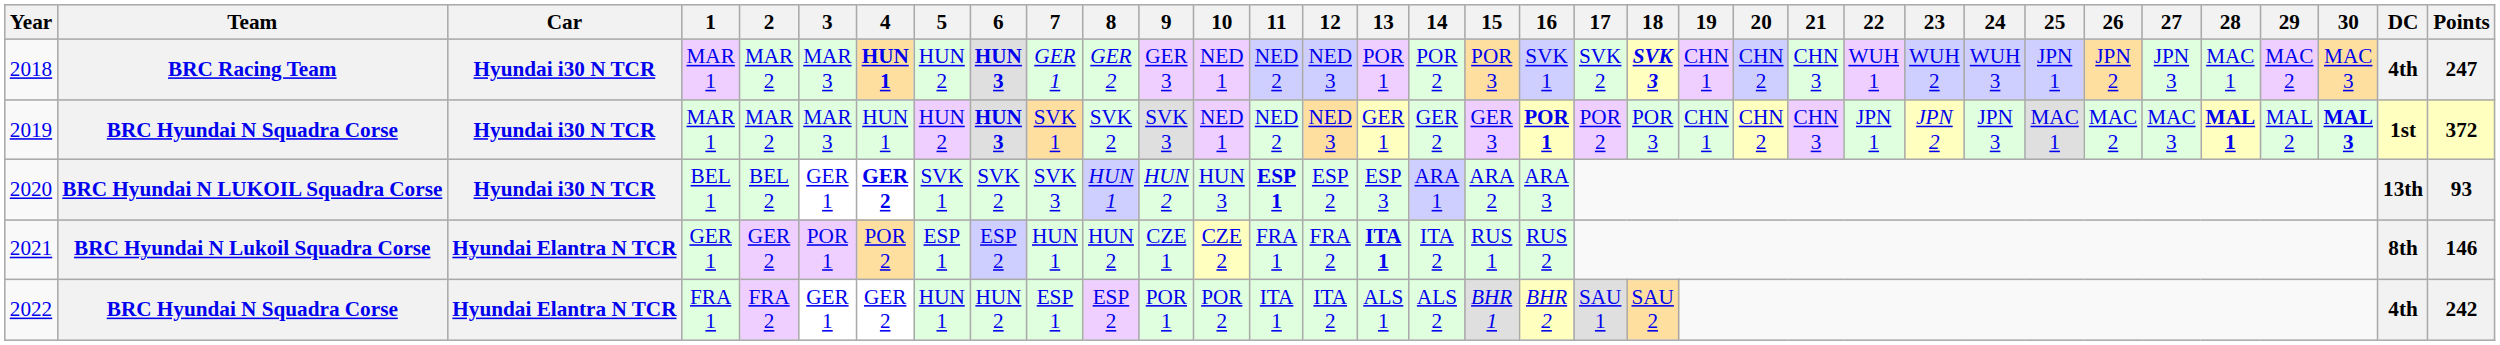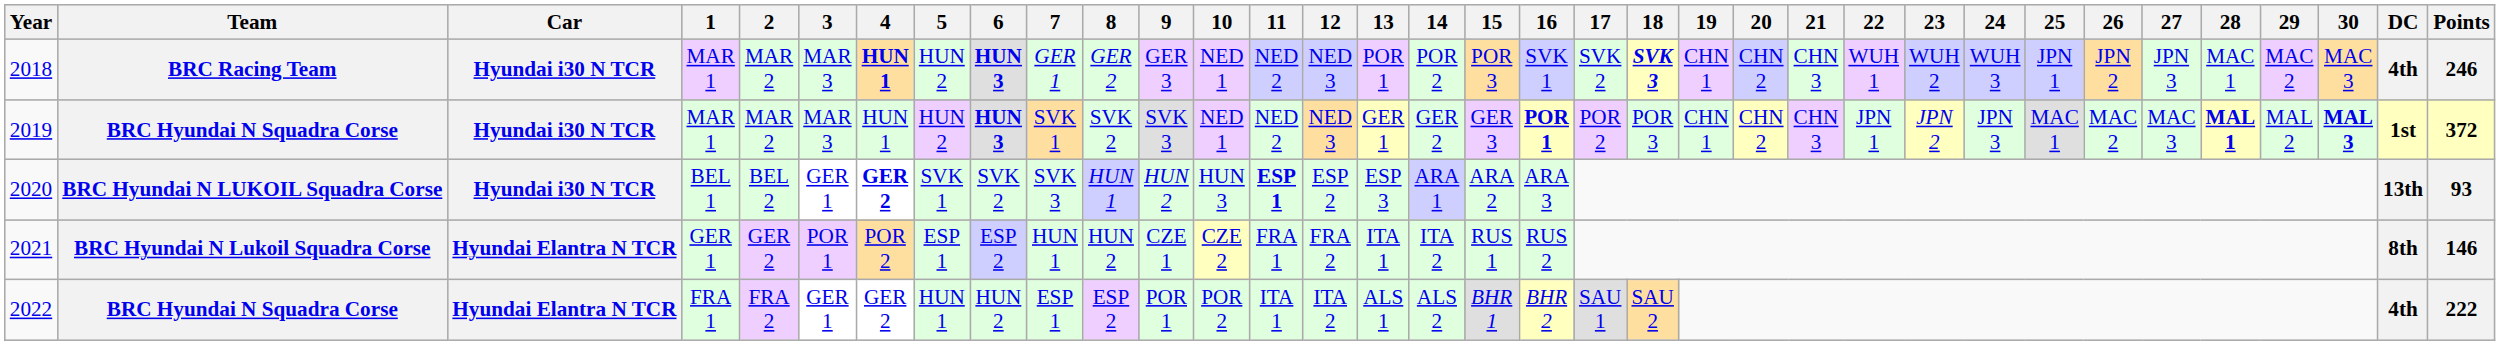(2461, 69) 247 -> (2461, 69) 246
(1383, 248) bold -> (1383, 248) normal
(2461, 308) 242 -> (2461, 308) 222
